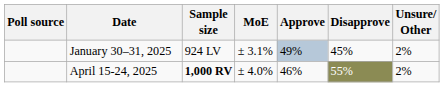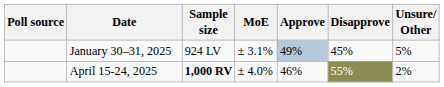(404, 50) 2% -> (404, 50) 5%
